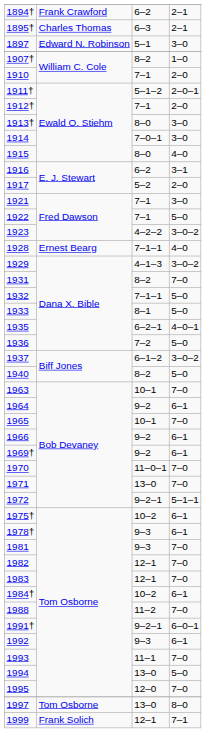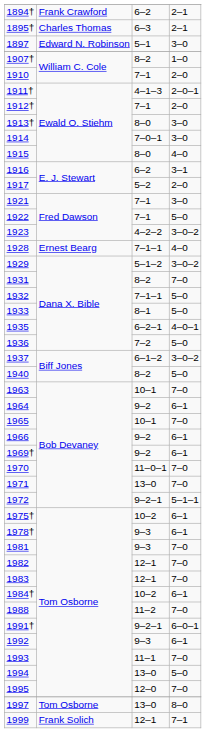(148, 91) 5–1–2 -> (148, 91) 4–1–3
(148, 264) 4–1–3 -> (148, 264) 5–1–2
